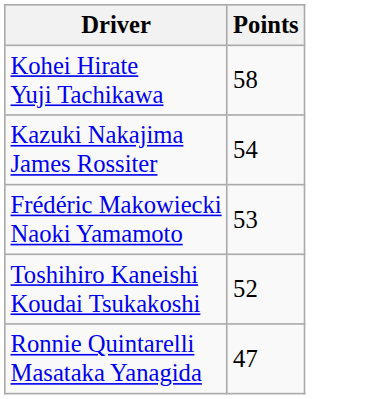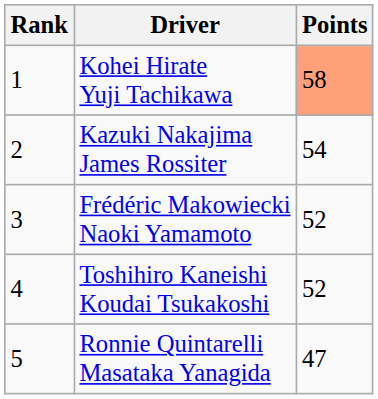+ column: (39, 24)
(245, 80) no background -> (314, 80) lightsalmon background
(245, 219) 53 -> (314, 219) 52
